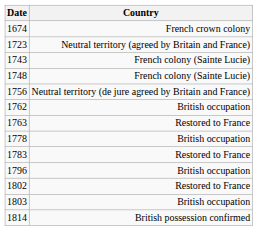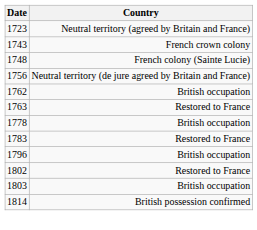- row: (17, 29)
(192, 60) French colony (Sainte Lucie) -> (208, 44) French crown colony
